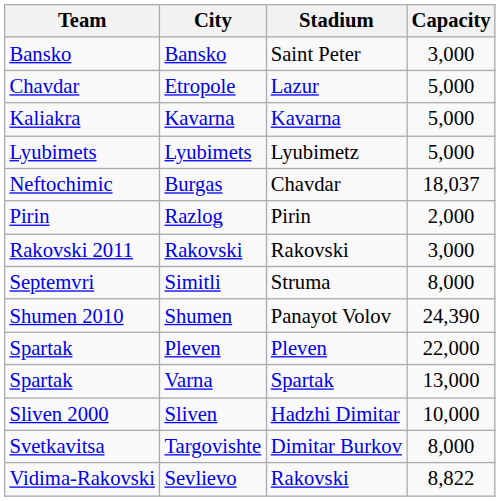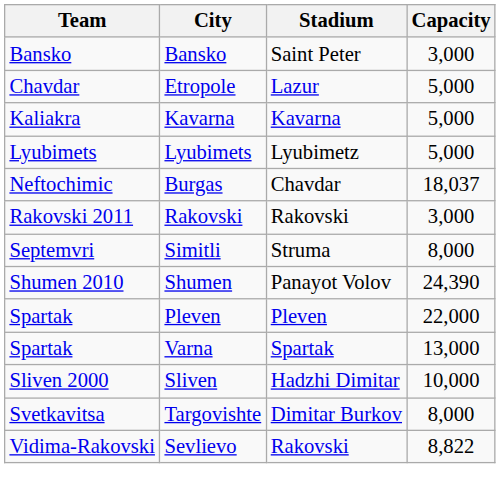- row: (194, 217)
